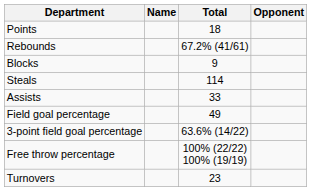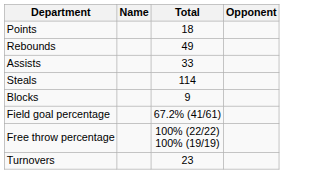(215, 47) 67.2% (41/61) -> (187, 47) 49
rows swapped: (24, 98) <-> (23, 64)
(215, 115) 49 -> (187, 115) 67.2% (41/61)
- row: (74, 132)
